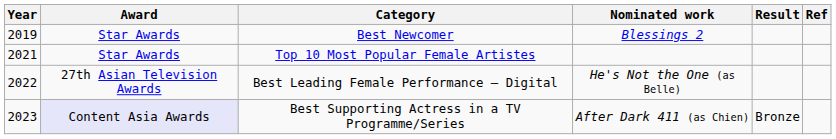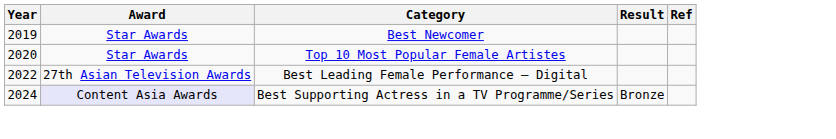- column: (662, 15)
(22, 55) 2021 -> (22, 55) 2020
(22, 116) 2023 -> (22, 95) 2024
